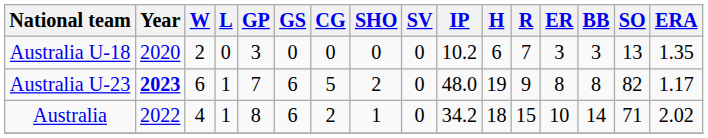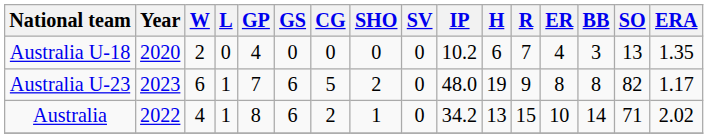(256, 52) 3 -> (256, 52) 4
(559, 52) 3 -> (559, 52) 4
(160, 84) bold -> (160, 84) normal
(496, 116) 18 -> (496, 116) 13
